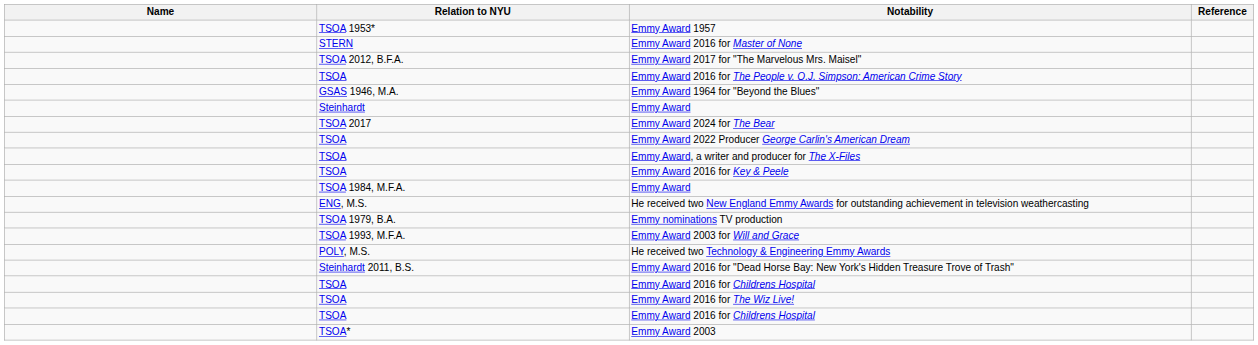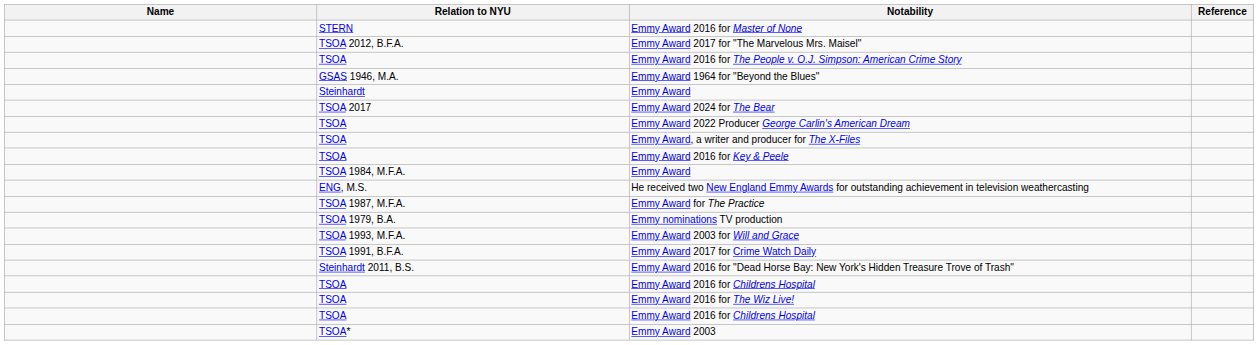- row: (347, 28)
+ row: (362, 204)
+ row: (361, 252)
- row: (345, 252)
